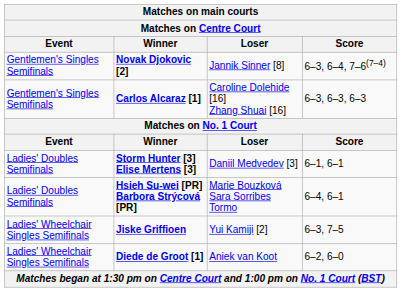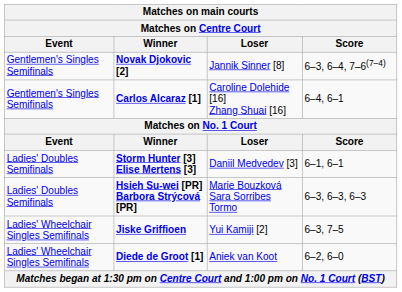(335, 99) 6–3, 6–3, 6–3 -> (324, 99) 6–4, 6–1
(324, 197) 6–4, 6–1 -> (335, 197) 6–3, 6–3, 6–3
